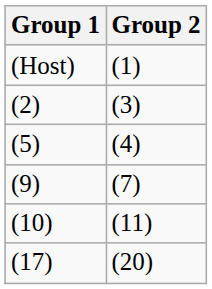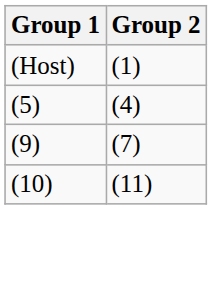- row: (26, 104)
- row: (32, 262)
